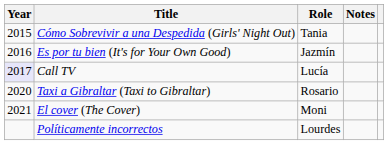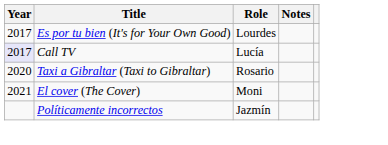- row: (166, 33)
(19, 52) 2016 -> (19, 33) 2017
(318, 52) Jazmín -> (256, 33) Lourdes
(320, 129) Lourdes -> (253, 110) Jazmín
